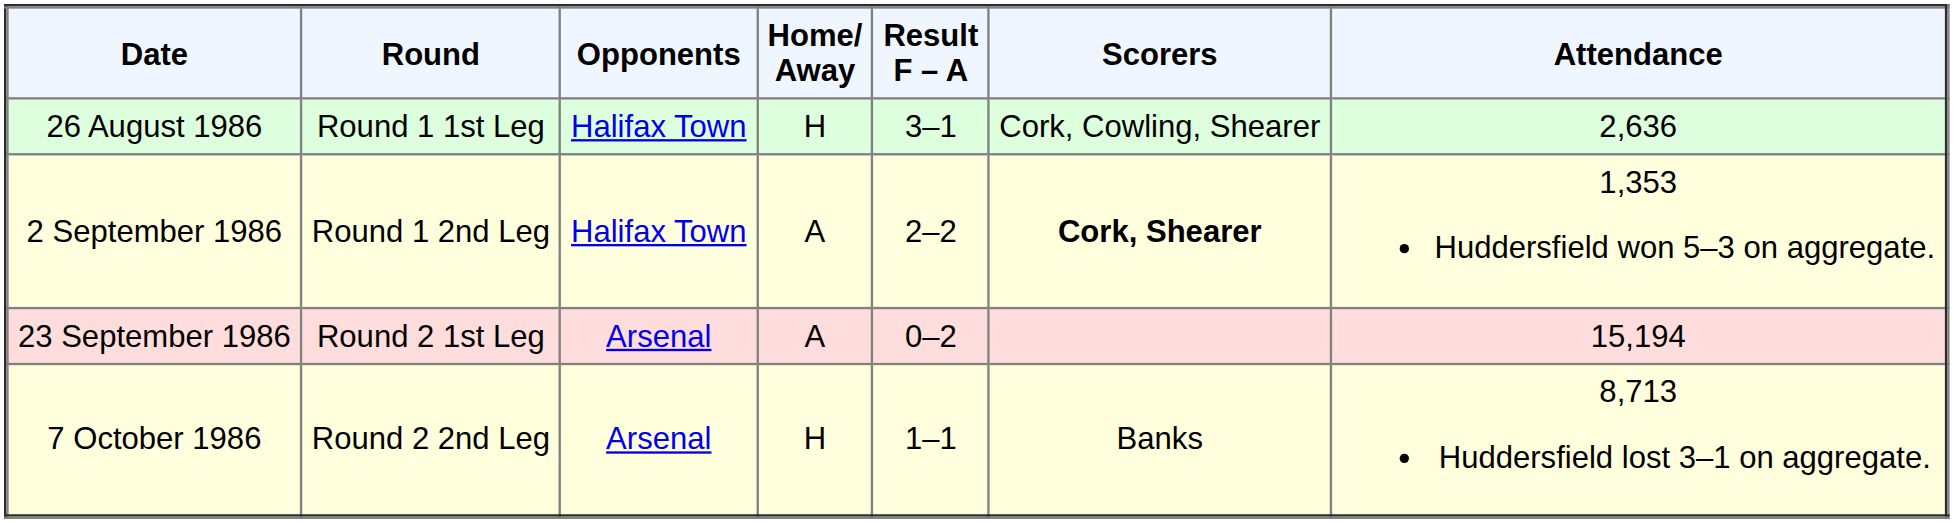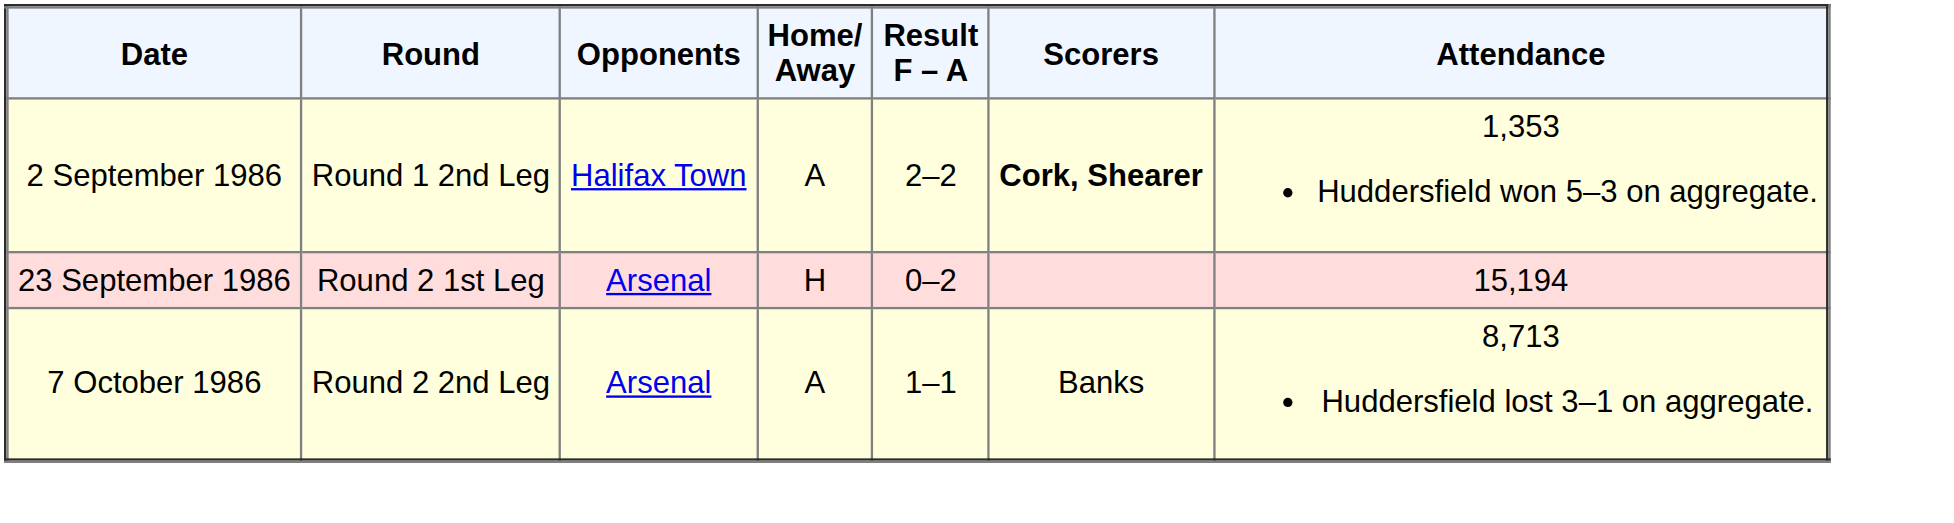- row: (154, 126)
(815, 335) A -> (815, 279) H
(815, 440) H -> (815, 384) A
